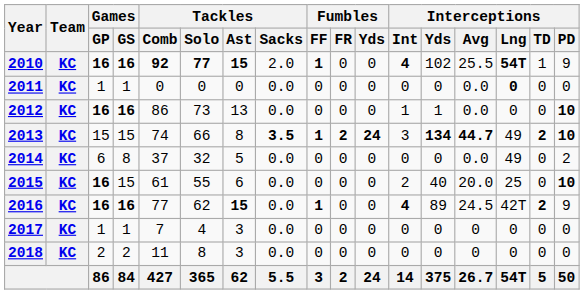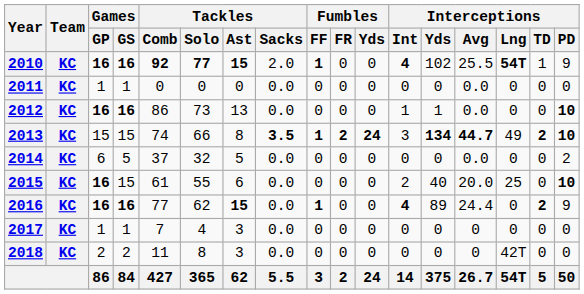(513, 88) bold -> (513, 88) normal
(126, 159) 8 -> (126, 159) 5
(513, 159) 49 -> (513, 159) 0
(476, 206) 24.5 -> (476, 206) 24.4
(513, 206) 42T -> (513, 206) 0
(513, 254) 0 -> (513, 254) 42T
